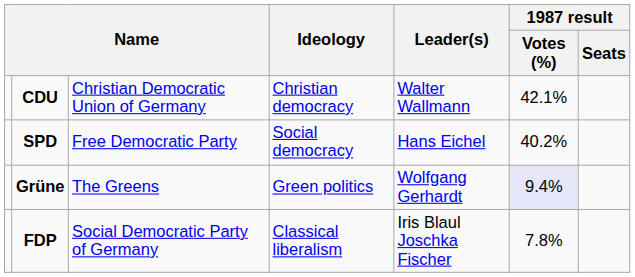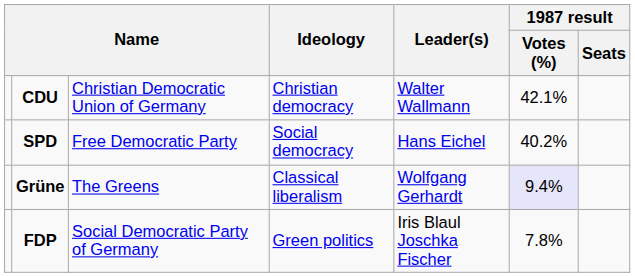(323, 187) Green politics -> (307, 187) Classical liberalism
(307, 240) Classical liberalism -> (323, 240) Green politics
